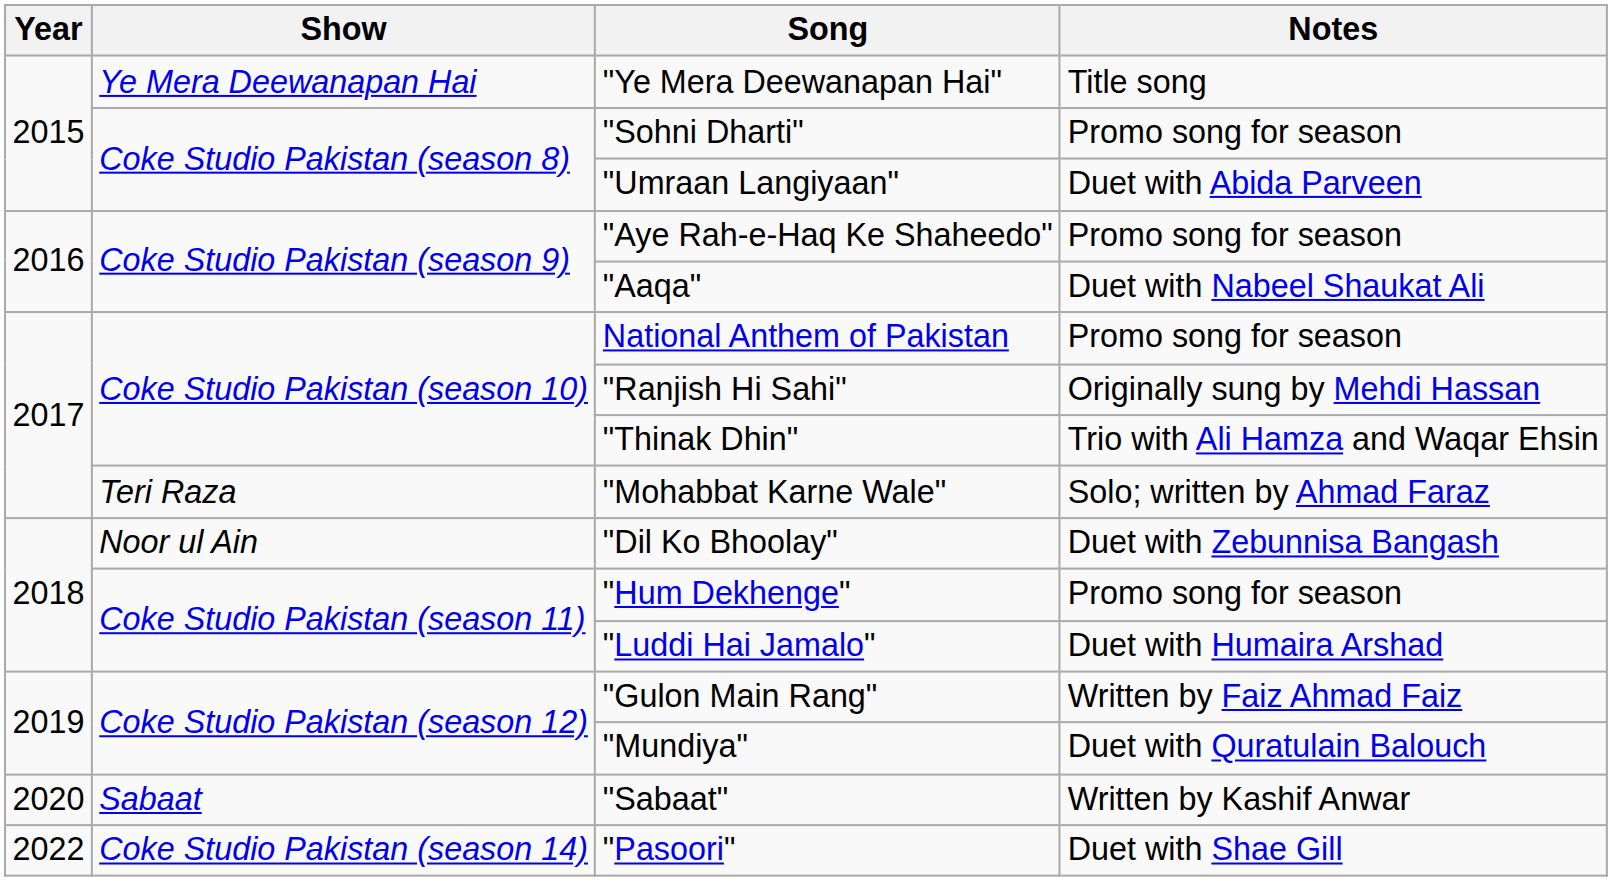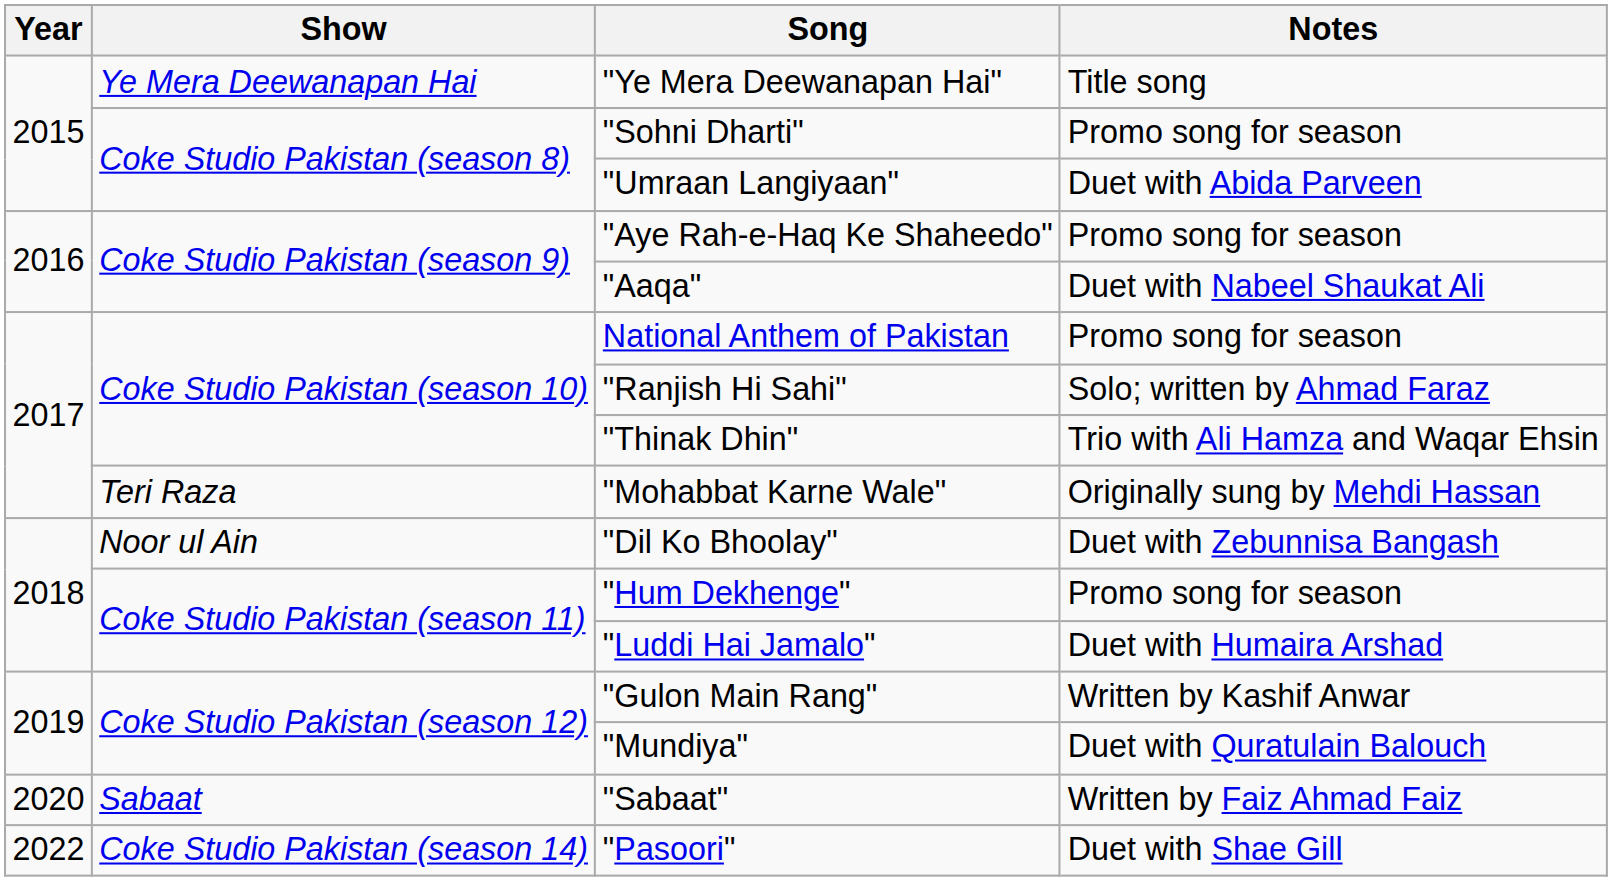(1304, 388) Originally sung by Mehdi Hassan -> (1279, 388) Solo; written by Ahmad Faraz
(1279, 491) Solo; written by Ahmad Faraz -> (1304, 491) Originally sung by Mehdi Hassan
(1265, 696) Written by Faiz Ahmad Faiz -> (1239, 696) Written by Kashif Anwar
(1239, 798) Written by Kashif Anwar -> (1265, 798) Written by Faiz Ahmad Faiz
